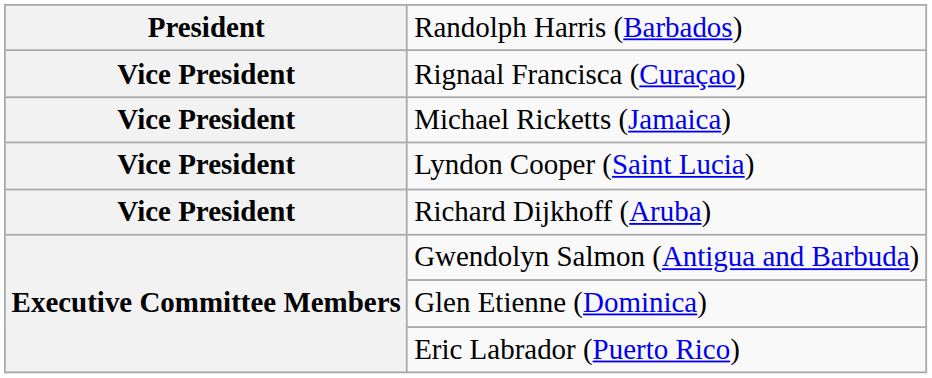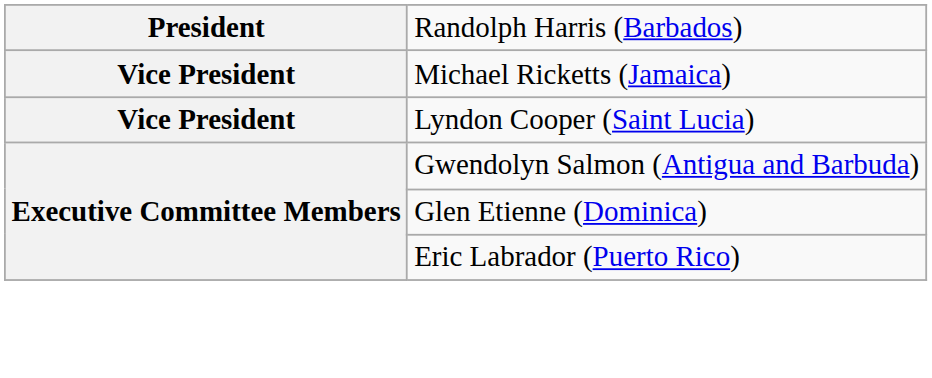- row: (580, 73)
- row: (563, 211)
